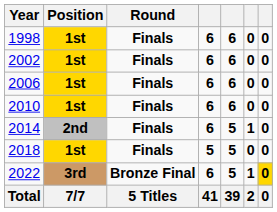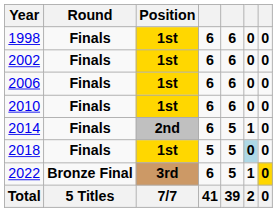columns swapped: (153, 15) <-> (75, 15)
(251, 151) no background -> (251, 151) lightblue background
